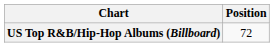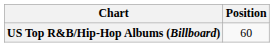(246, 32) 72 -> (246, 32) 60
